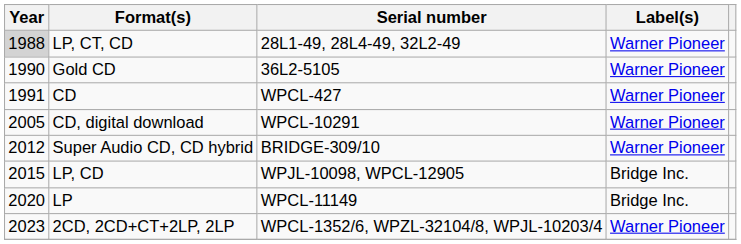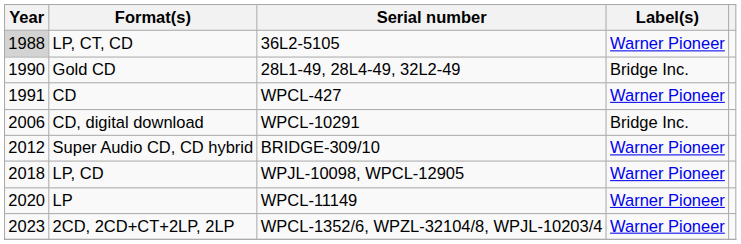(361, 43) 28L1-49, 28L4-49, 32L2-49 -> (300, 43) 36L2-5105
(300, 69) 36L2-5105 -> (361, 69) 28L1-49, 28L4-49, 32L2-49
(667, 69) Warner Pioneer -> (649, 69) Bridge Inc.
(27, 122) 2005 -> (27, 122) 2006
(667, 122) Warner Pioneer -> (649, 122) Bridge Inc.
(27, 174) 2015 -> (27, 174) 2018
(649, 174) Bridge Inc. -> (667, 174) Warner Pioneer
(649, 200) Bridge Inc. -> (667, 200) Warner Pioneer
